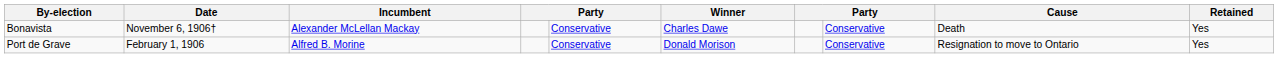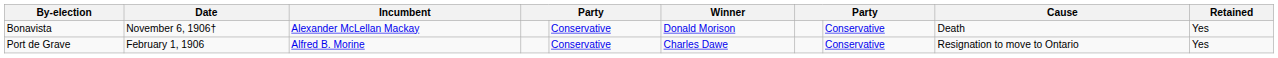(696, 28) Charles Dawe -> (699, 28) Donald Morison
(699, 45) Donald Morison -> (696, 45) Charles Dawe
